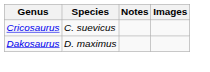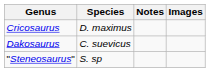(90, 28) C. suevicus -> (106, 28) D. maximus
(90, 43) D. maximus -> (105, 43) C. suevicus
+ row: (41, 59)
